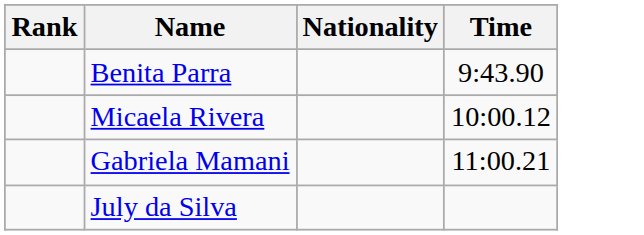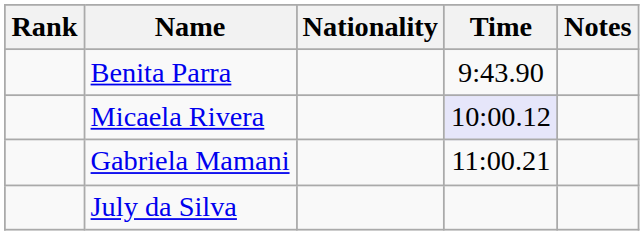+ column: (598, 26)
(501, 116) no background -> (501, 116) lavender background
